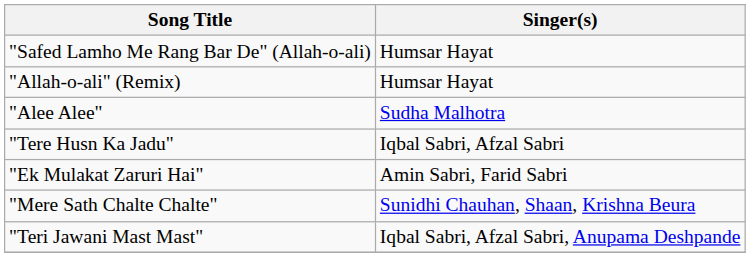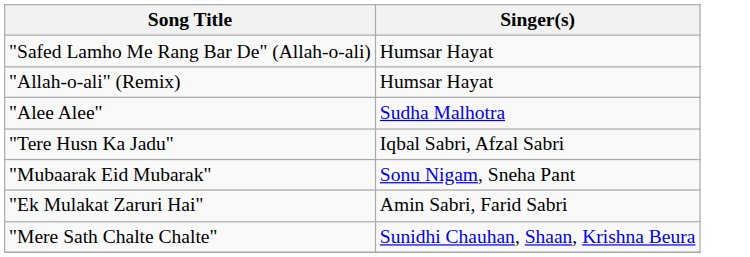+ row: (110, 174)
- row: (106, 236)
